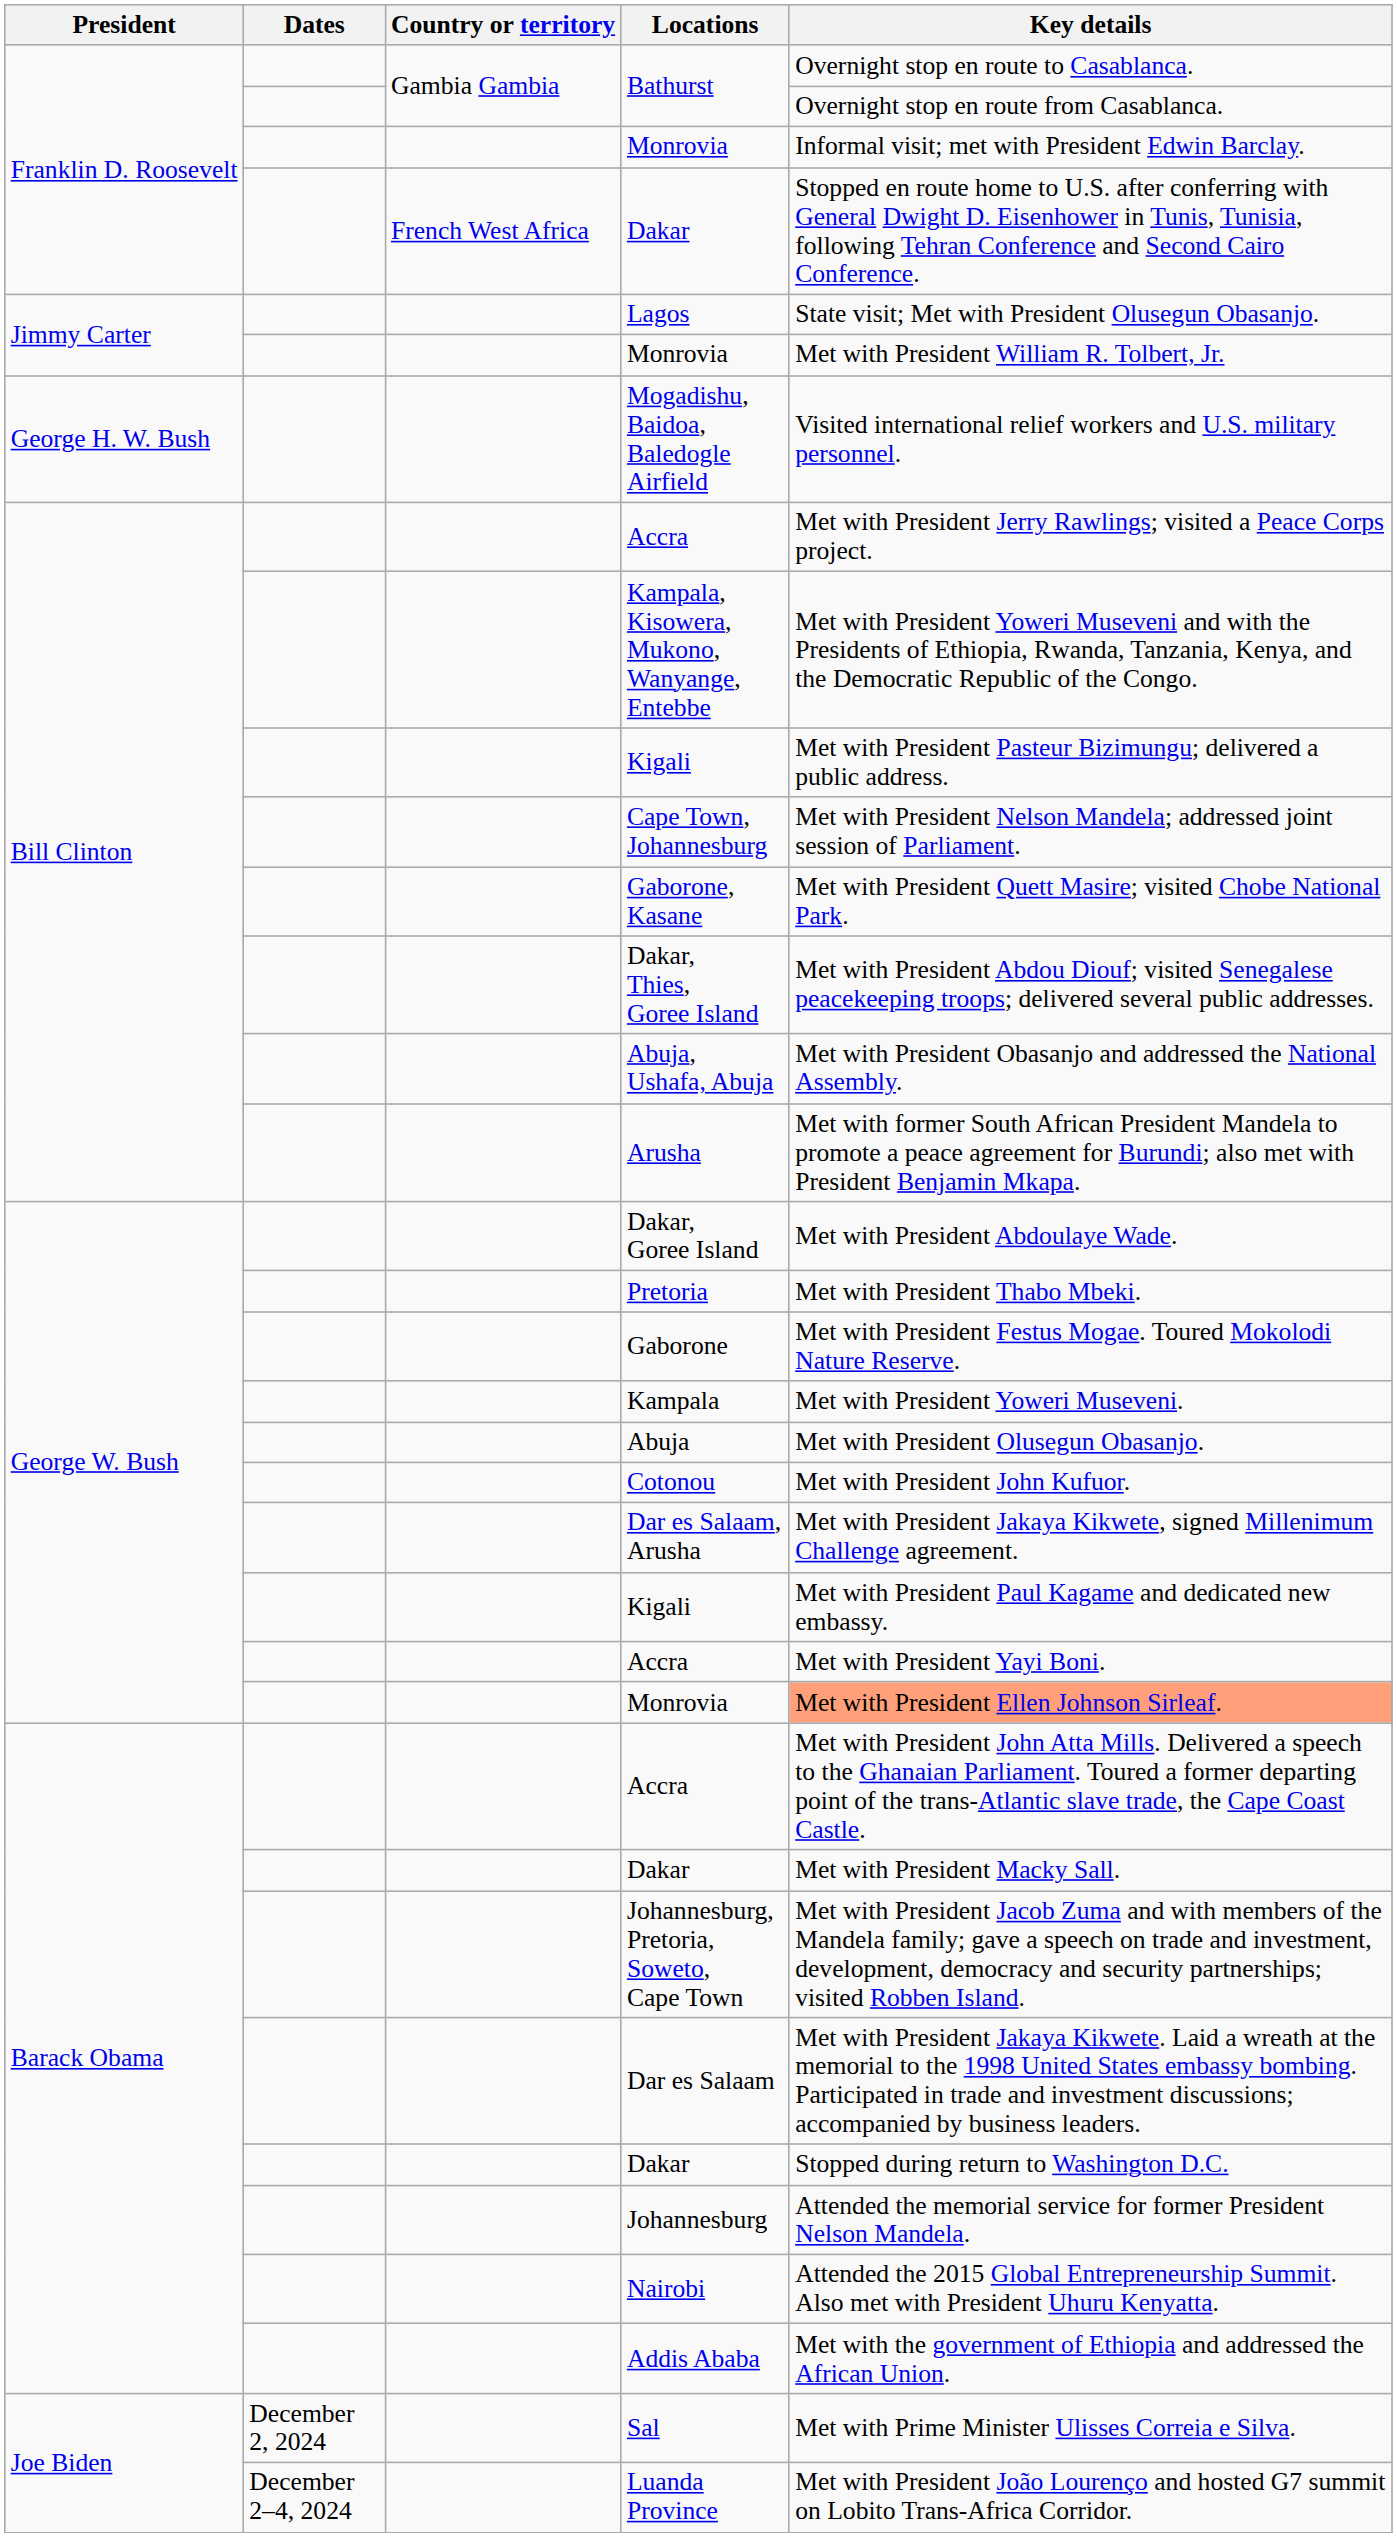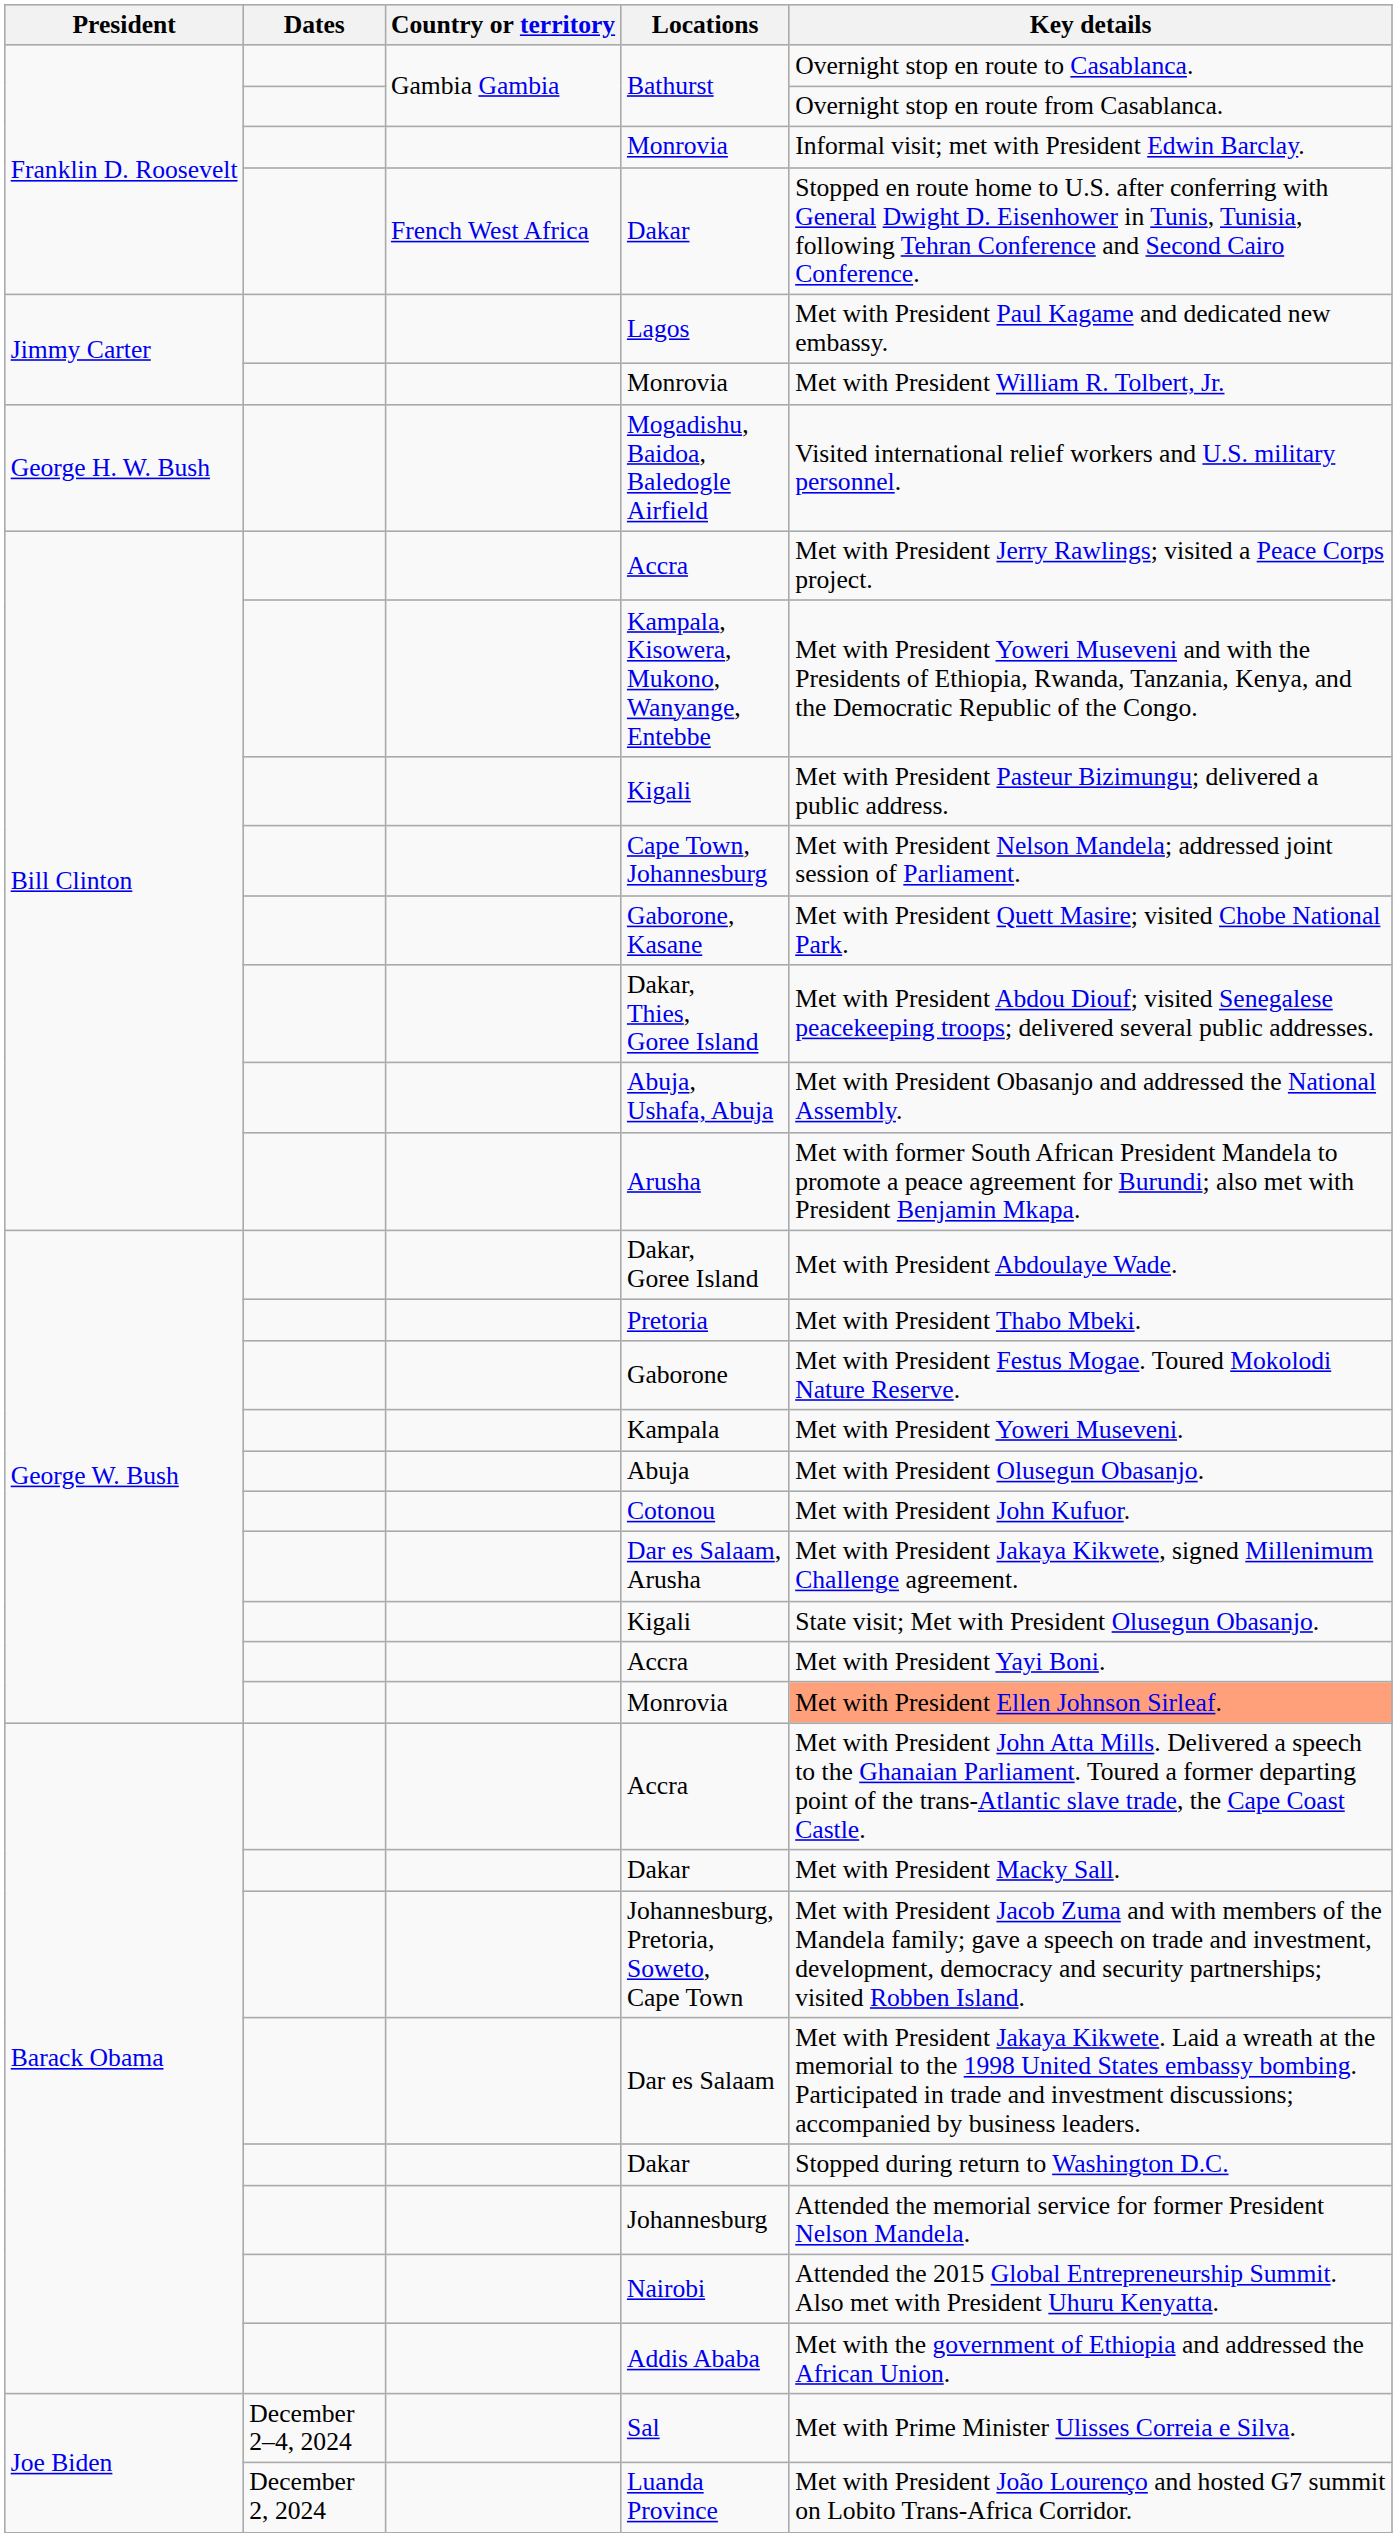(1057, 314) State visit; Met with President Olusegun Obasanjo. -> (1063, 328) Met with President Paul Kagame and dedicated new embassy.
(1063, 1606) Met with President Paul Kagame and dedicated new embassy. -> (1057, 1620) State visit; Met with President Olusegun Obasanjo.
(302, 2427) December 2, 2024 -> (302, 2427) December 2–4, 2024
(302, 2496) December 2–4, 2024 -> (302, 2496) December 2, 2024
